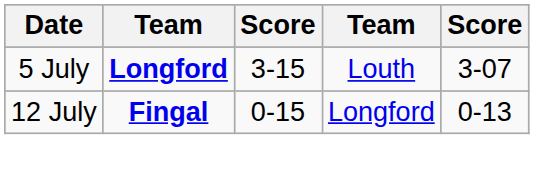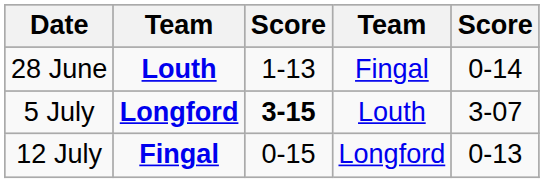+ row: (59, 68)
(278, 68) normal -> (288, 111) bold
